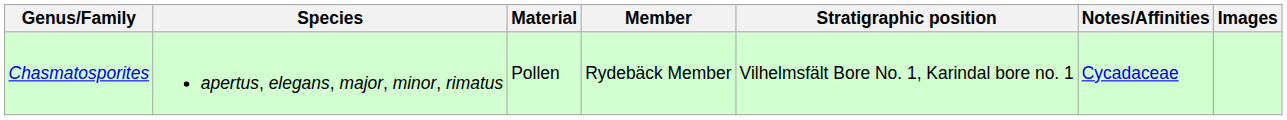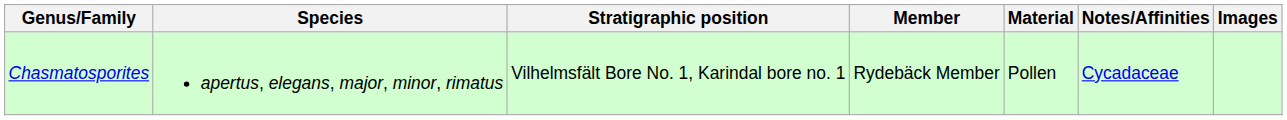columns swapped: (907, 18) <-> (544, 18)
